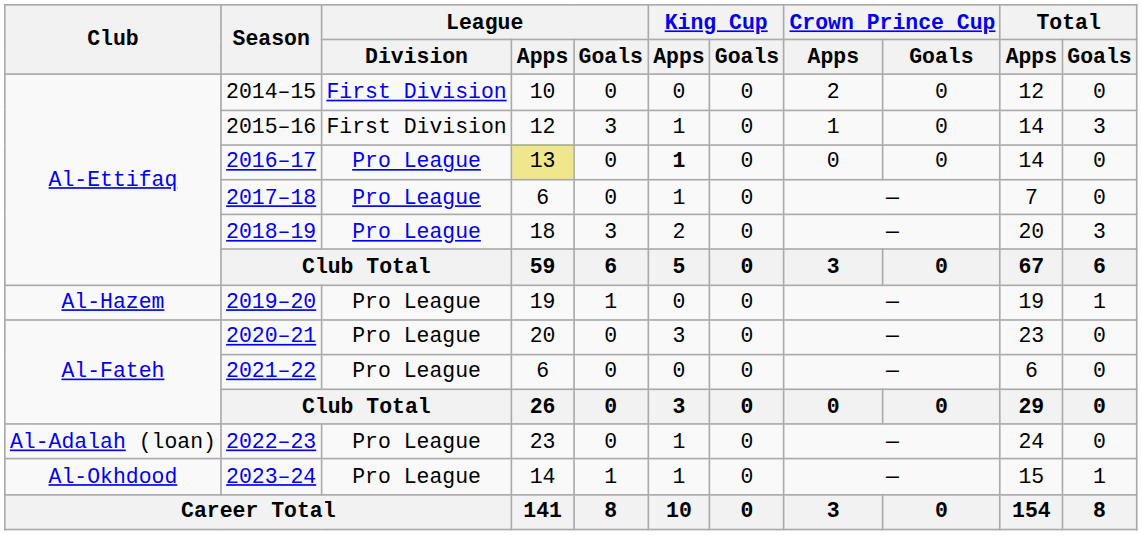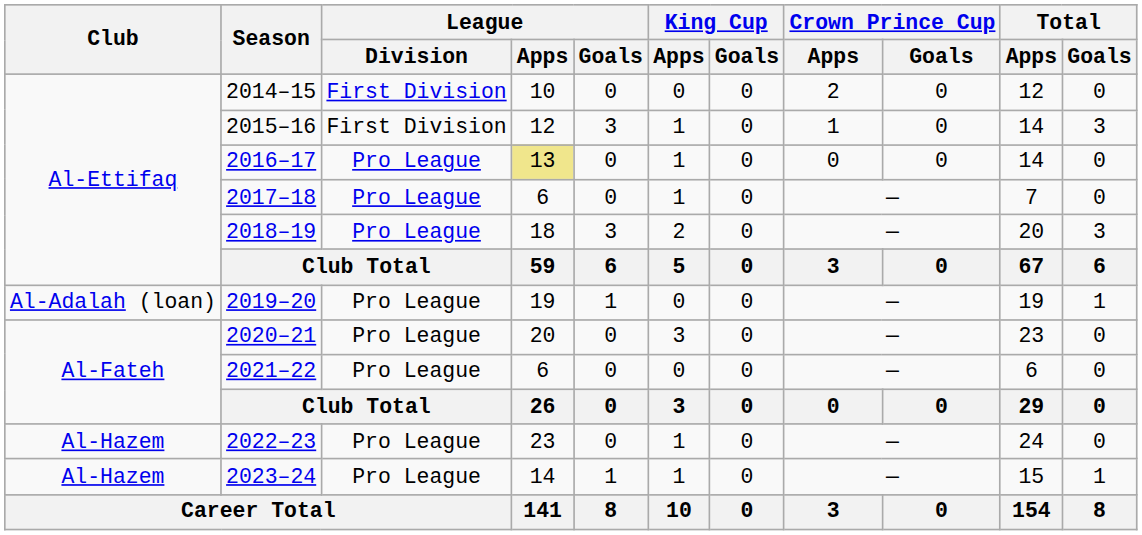(679, 162) bold -> (679, 162) normal
(113, 302) Al-Hazem -> (113, 302) Al-Adalah (loan)
(113, 442) Al-Adalah (loan) -> (113, 442) Al-Hazem
(113, 477) Al-Okhdood -> (113, 477) Al-Hazem
